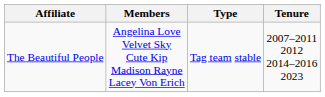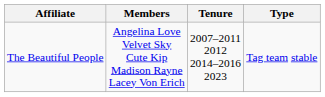columns swapped: (292, 13) <-> (225, 13)
